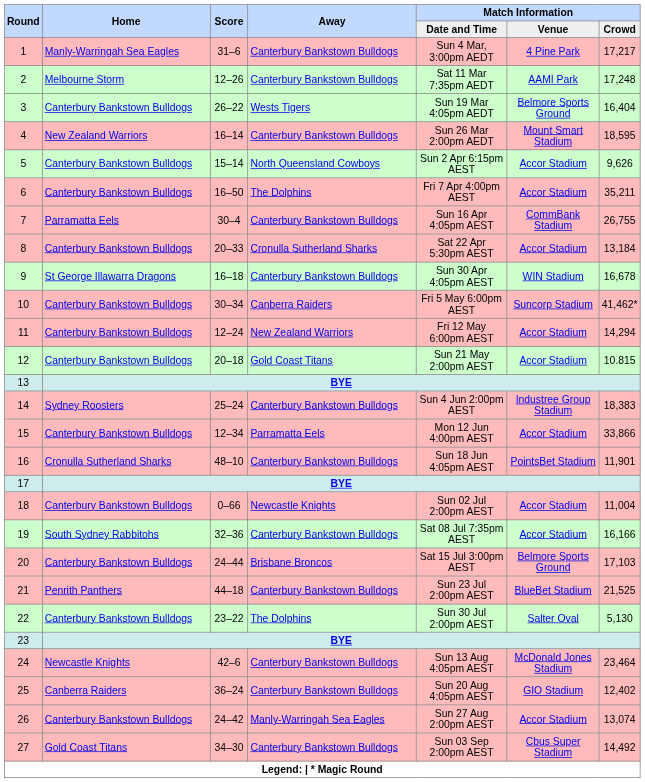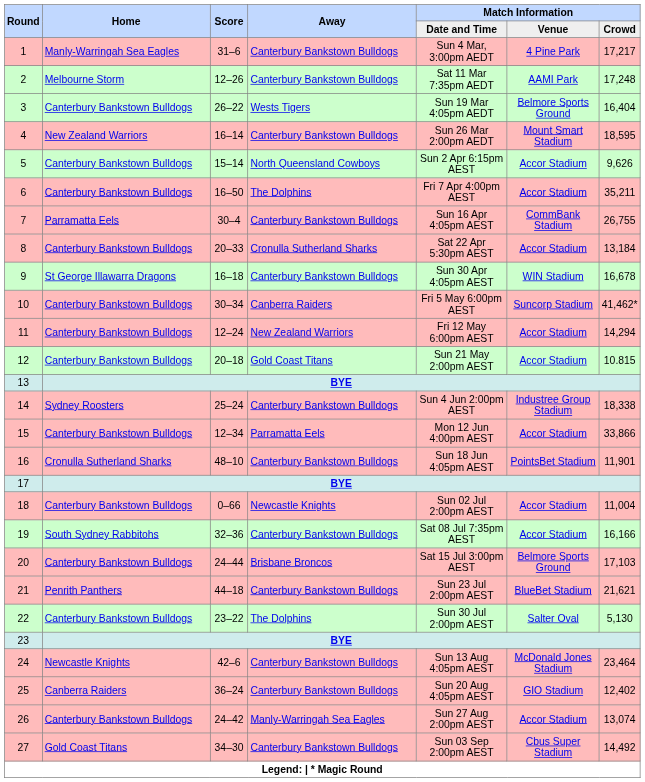(620, 405) 18,383 -> (620, 405) 18,338
(620, 590) 21,525 -> (620, 590) 21,621
